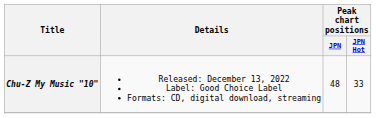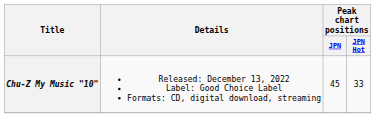(335, 84) 48 -> (335, 84) 45
